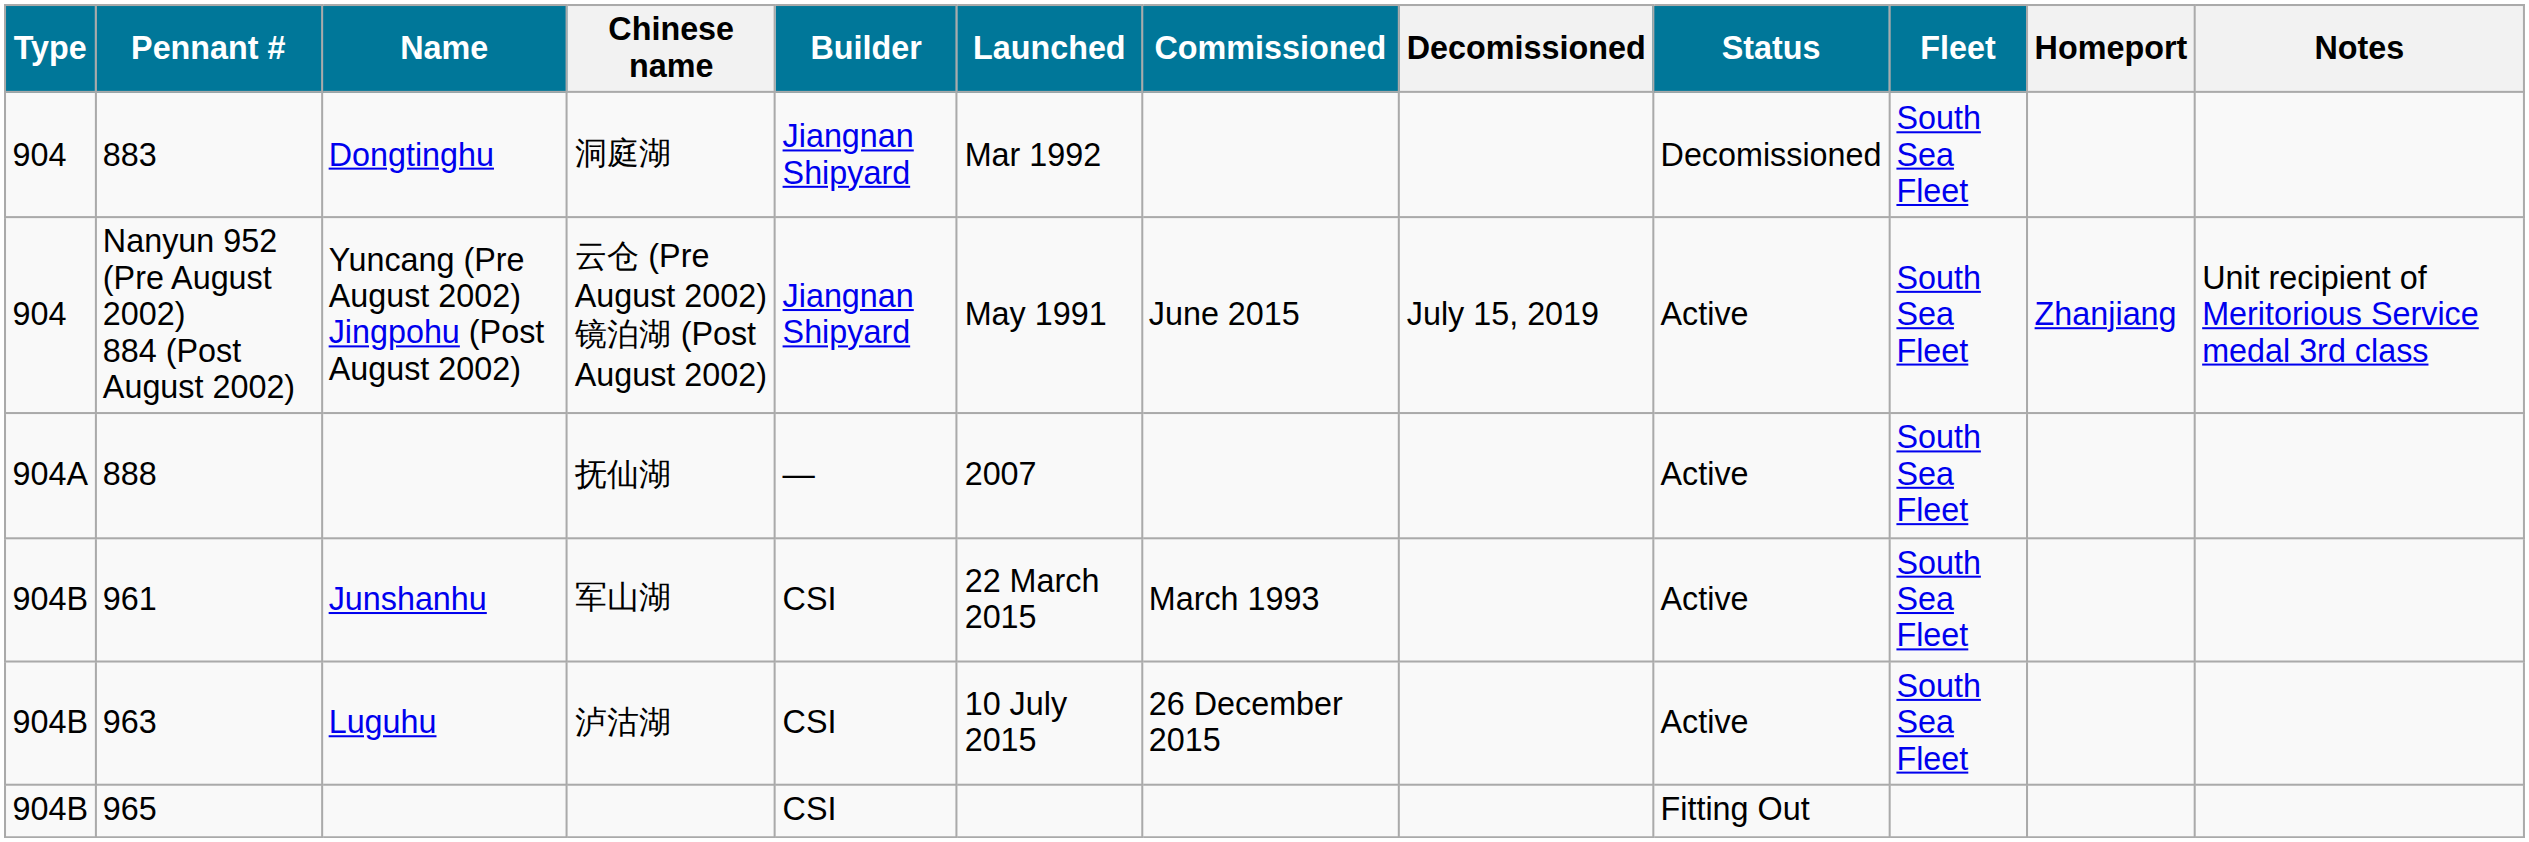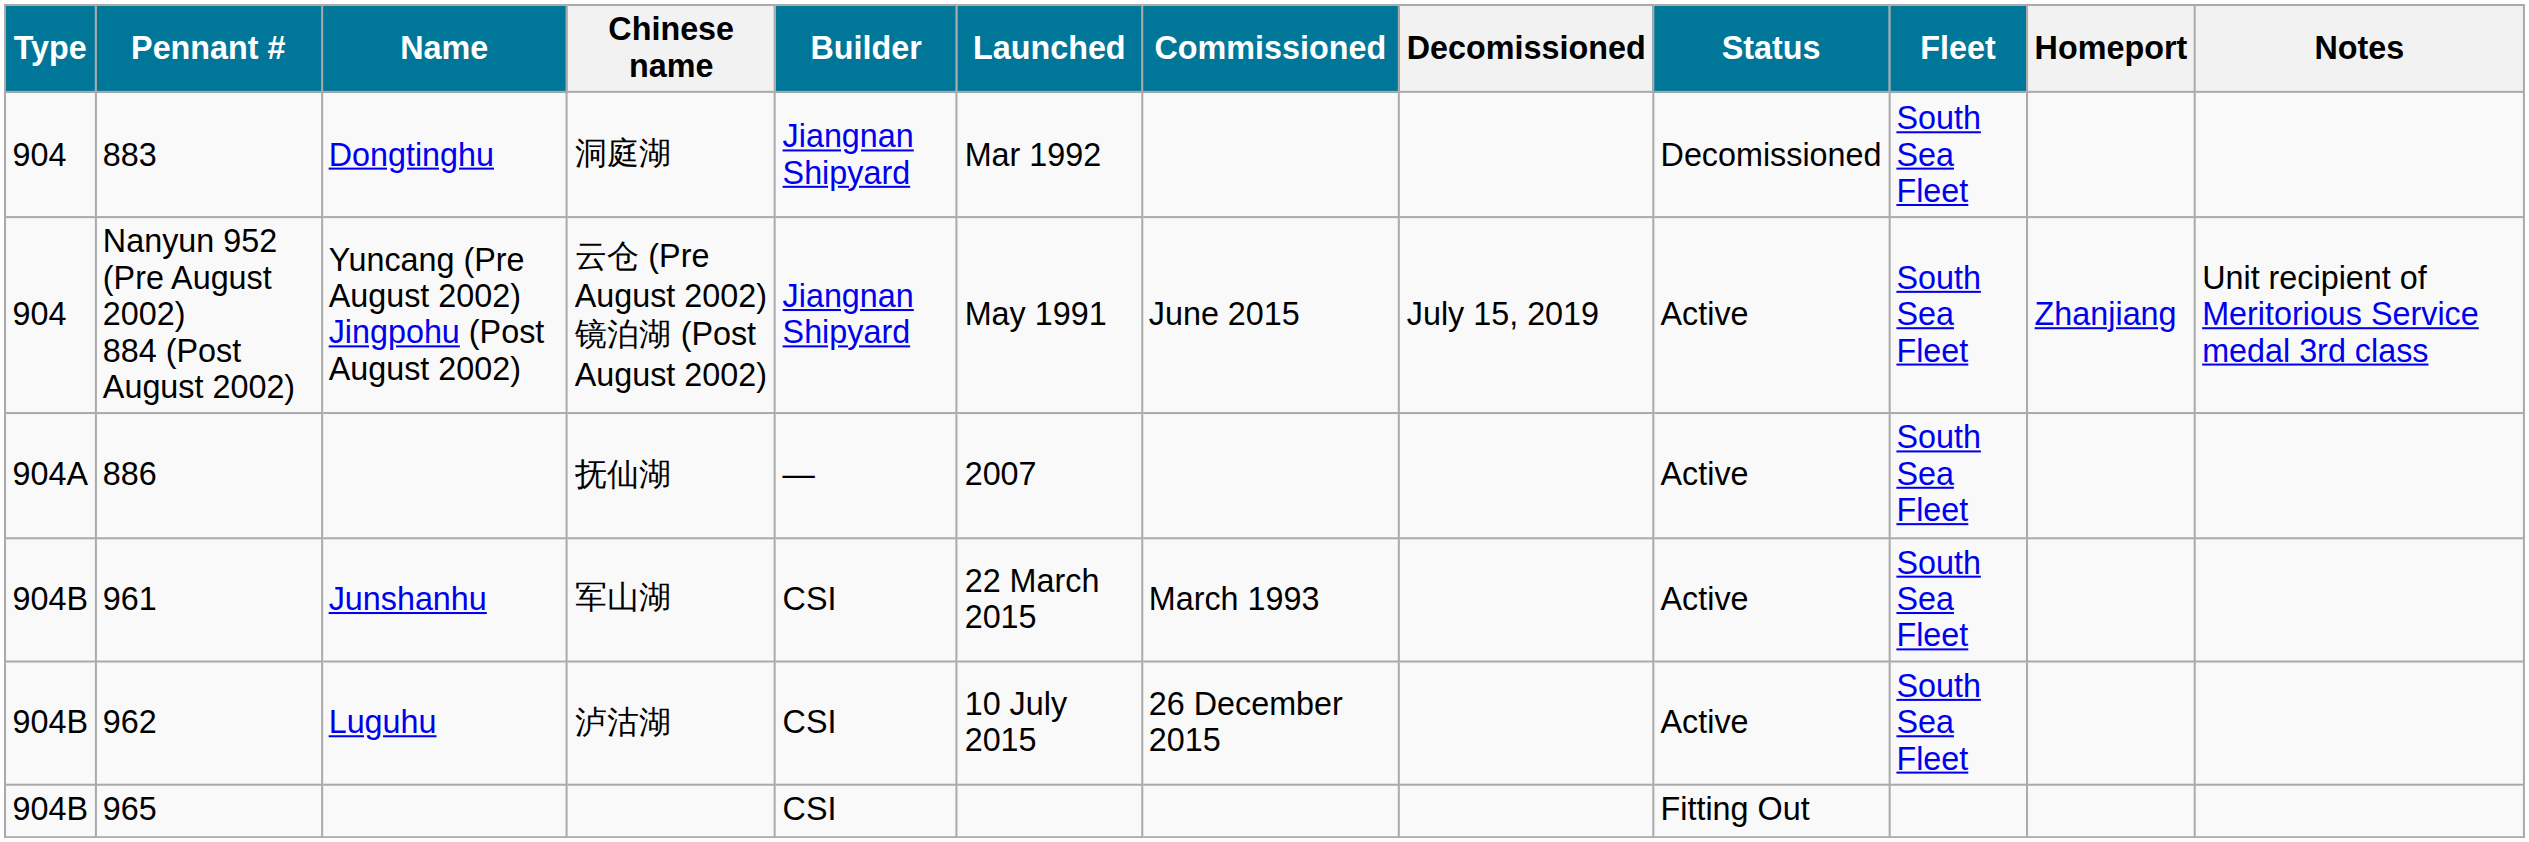(130, 474) 888 -> (130, 474) 886
(130, 722) 963 -> (130, 722) 962
